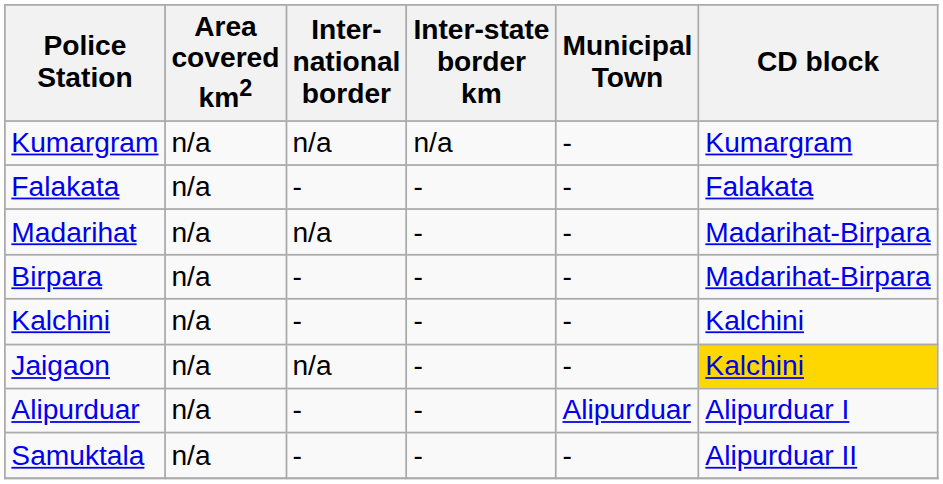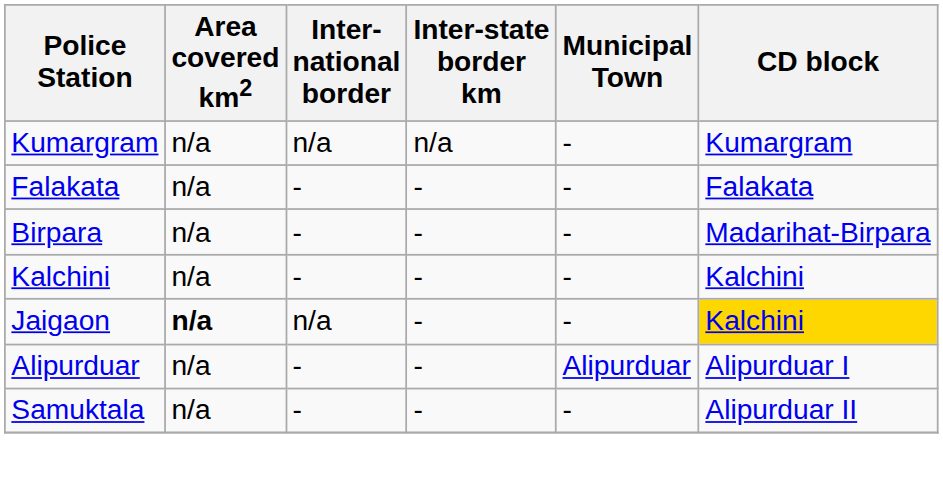- row: (74, 231)
(191, 365) normal -> (192, 321) bold
